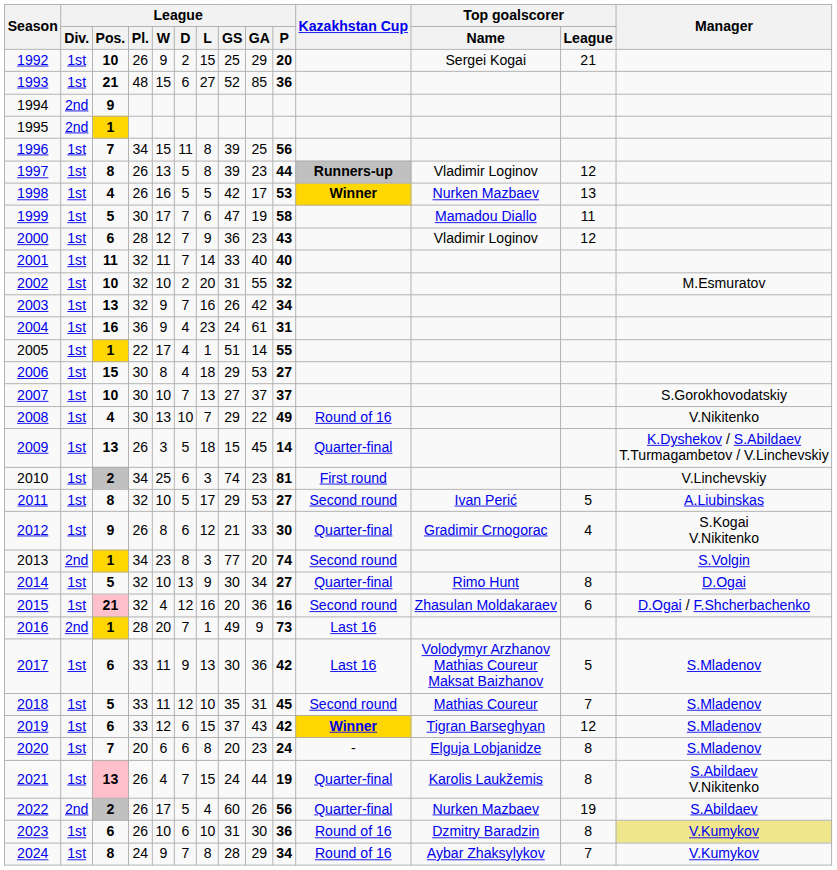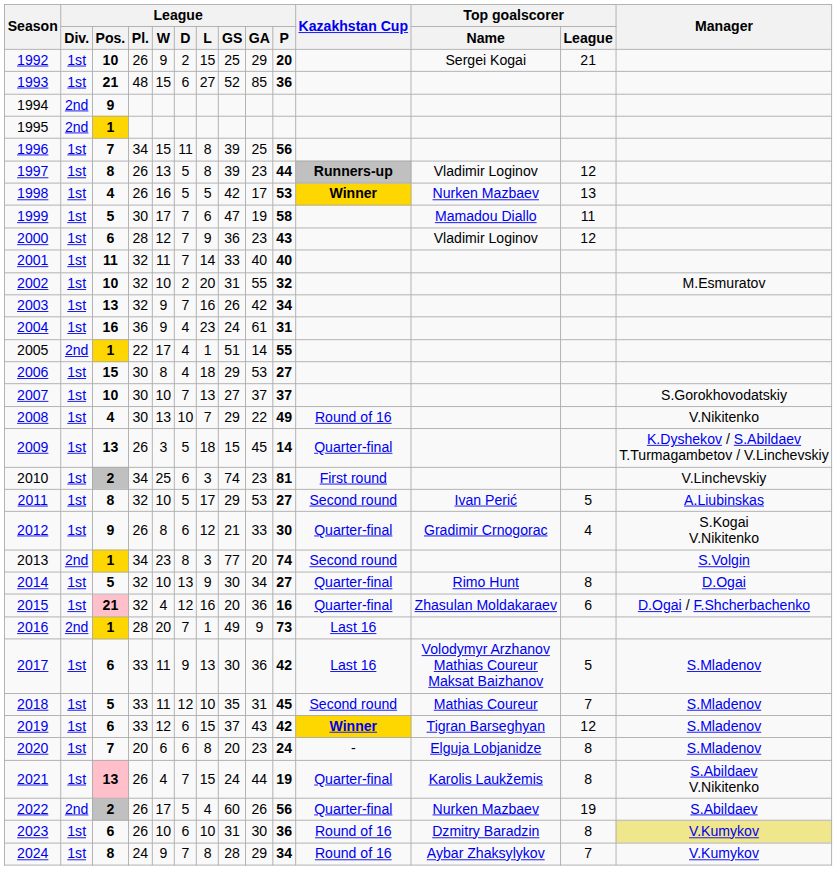(77, 350) 1st -> (77, 350) 2nd
(353, 605) Second round -> (353, 605) Quarter-final
